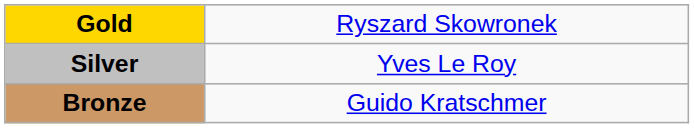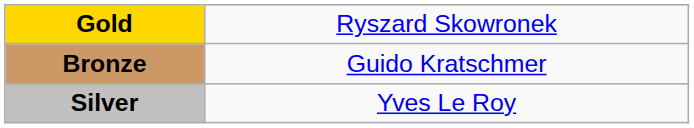rows swapped: (105, 63) <-> (105, 102)
